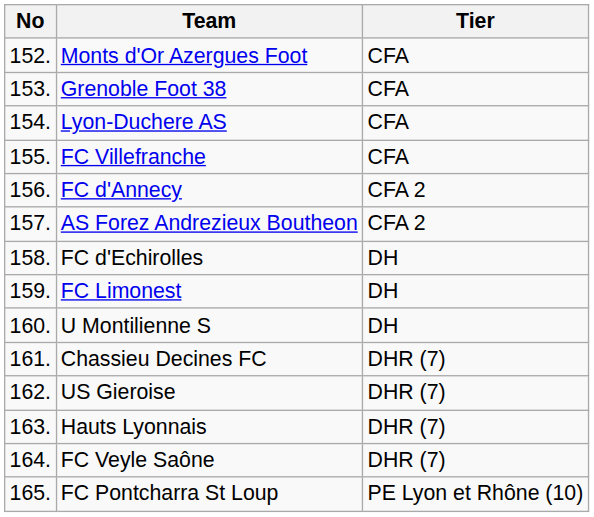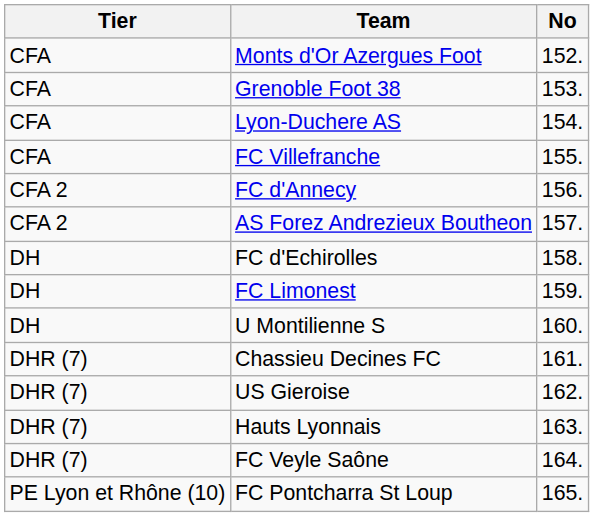columns swapped: (30, 21) <-> (475, 21)
